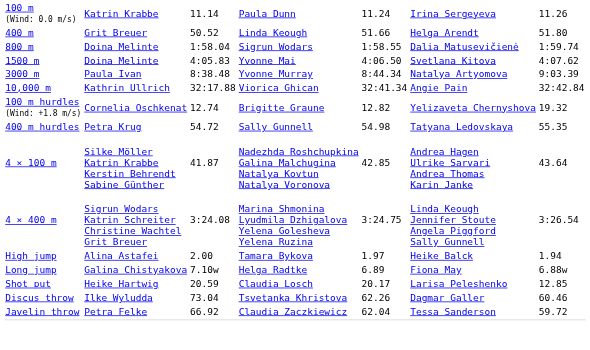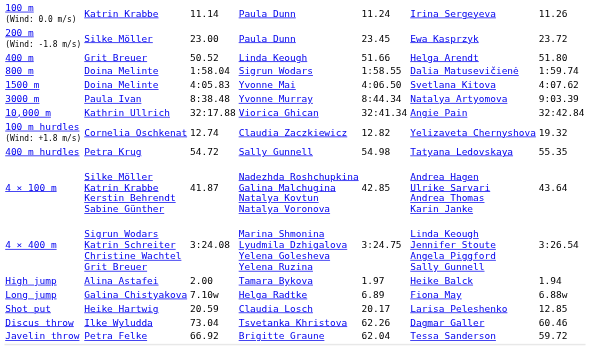+ row: (43, 38)
(282, 107) Brigitte Graune -> (293, 132) Claudia Zaczkiewicz
(293, 311) Claudia Zaczkiewicz -> (282, 336) Brigitte Graune
